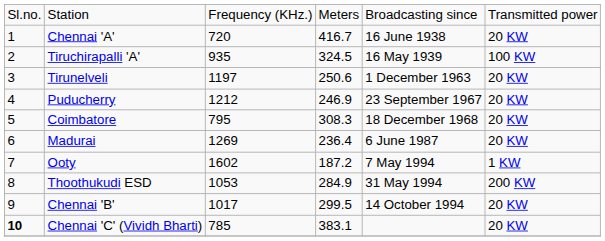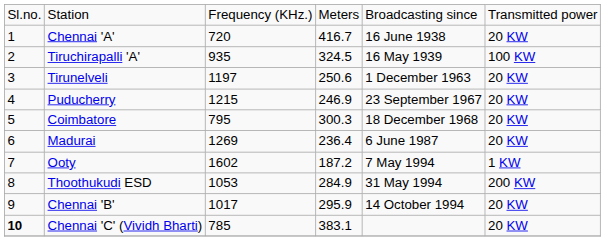(223, 99) 1212 -> (223, 99) 1215
(335, 120) 308.3 -> (335, 120) 300.3
(335, 204) 299.5 -> (335, 204) 295.9
